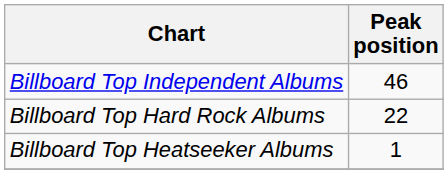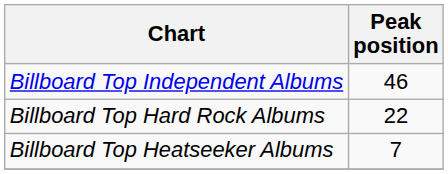(396, 150) 1 -> (396, 150) 7
